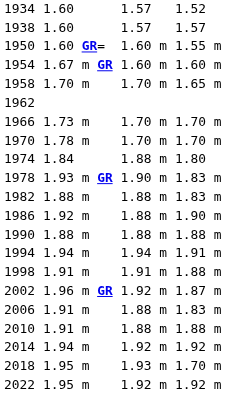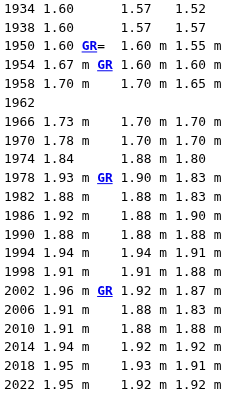(198, 366) 1.70 m -> (198, 366) 1.91 m
